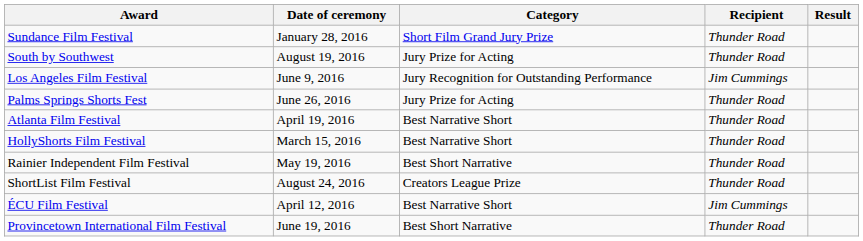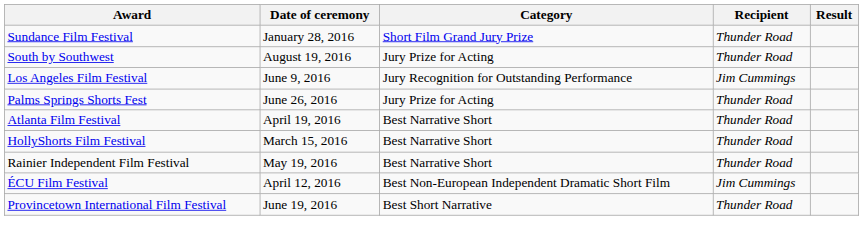(457, 162) Best Short Narrative -> (437, 162) Best Narrative Short
- row: (69, 183)
(457, 204) Best Narrative Short -> (526, 183) Best Non-European Independent Dramatic Short Film
